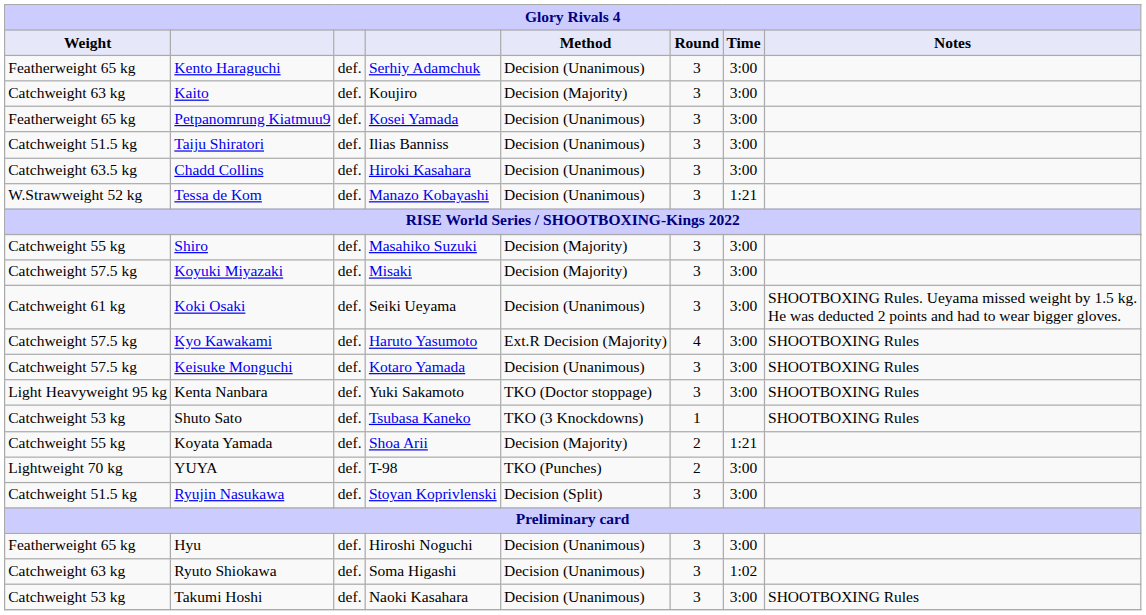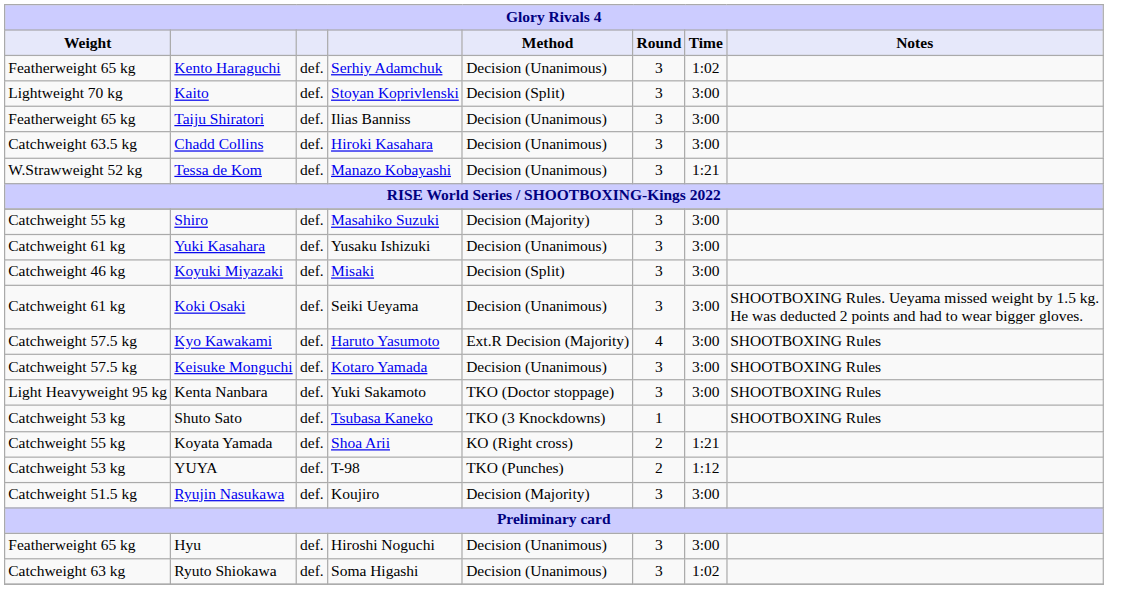(744, 68) 3:00 -> (706, 68) 1:02
(67, 93) Catchweight 63 kg -> (65, 93) Lightweight 70 kg
(393, 93) Koujiro -> (395, 93) Stoyan Koprivlenski
(566, 93) Decision (Majority) -> (515, 93) Decision (Split)
- row: (252, 119)
(73, 144) Catchweight 51.5 kg -> (72, 119) Featherweight 65 kg
+ row: (220, 246)
(73, 272) Catchweight 57.5 kg -> (67, 272) Catchweight 46 kg
(566, 272) Decision (Majority) -> (515, 272) Decision (Split)
(566, 443) Decision (Majority) -> (519, 443) KO (Right cross)
(65, 469) Lightweight 70 kg -> (67, 469) Catchweight 53 kg
(744, 469) 3:00 -> (706, 469) 1:12
(433, 494) Stoyan Koprivlenski -> (355, 494) Koujiro
(553, 494) Decision (Split) -> (528, 494) Decision (Majority)
- row: (218, 596)
